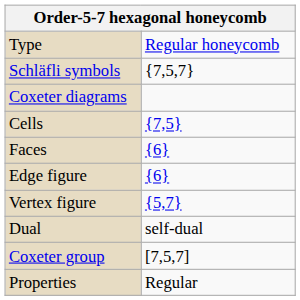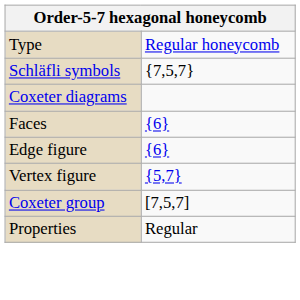- row: (26, 123)
- row: (25, 229)
